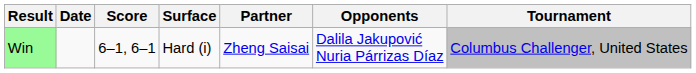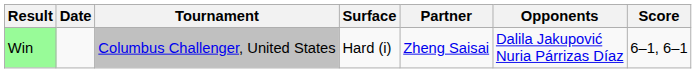columns swapped: (569, 16) <-> (127, 16)
